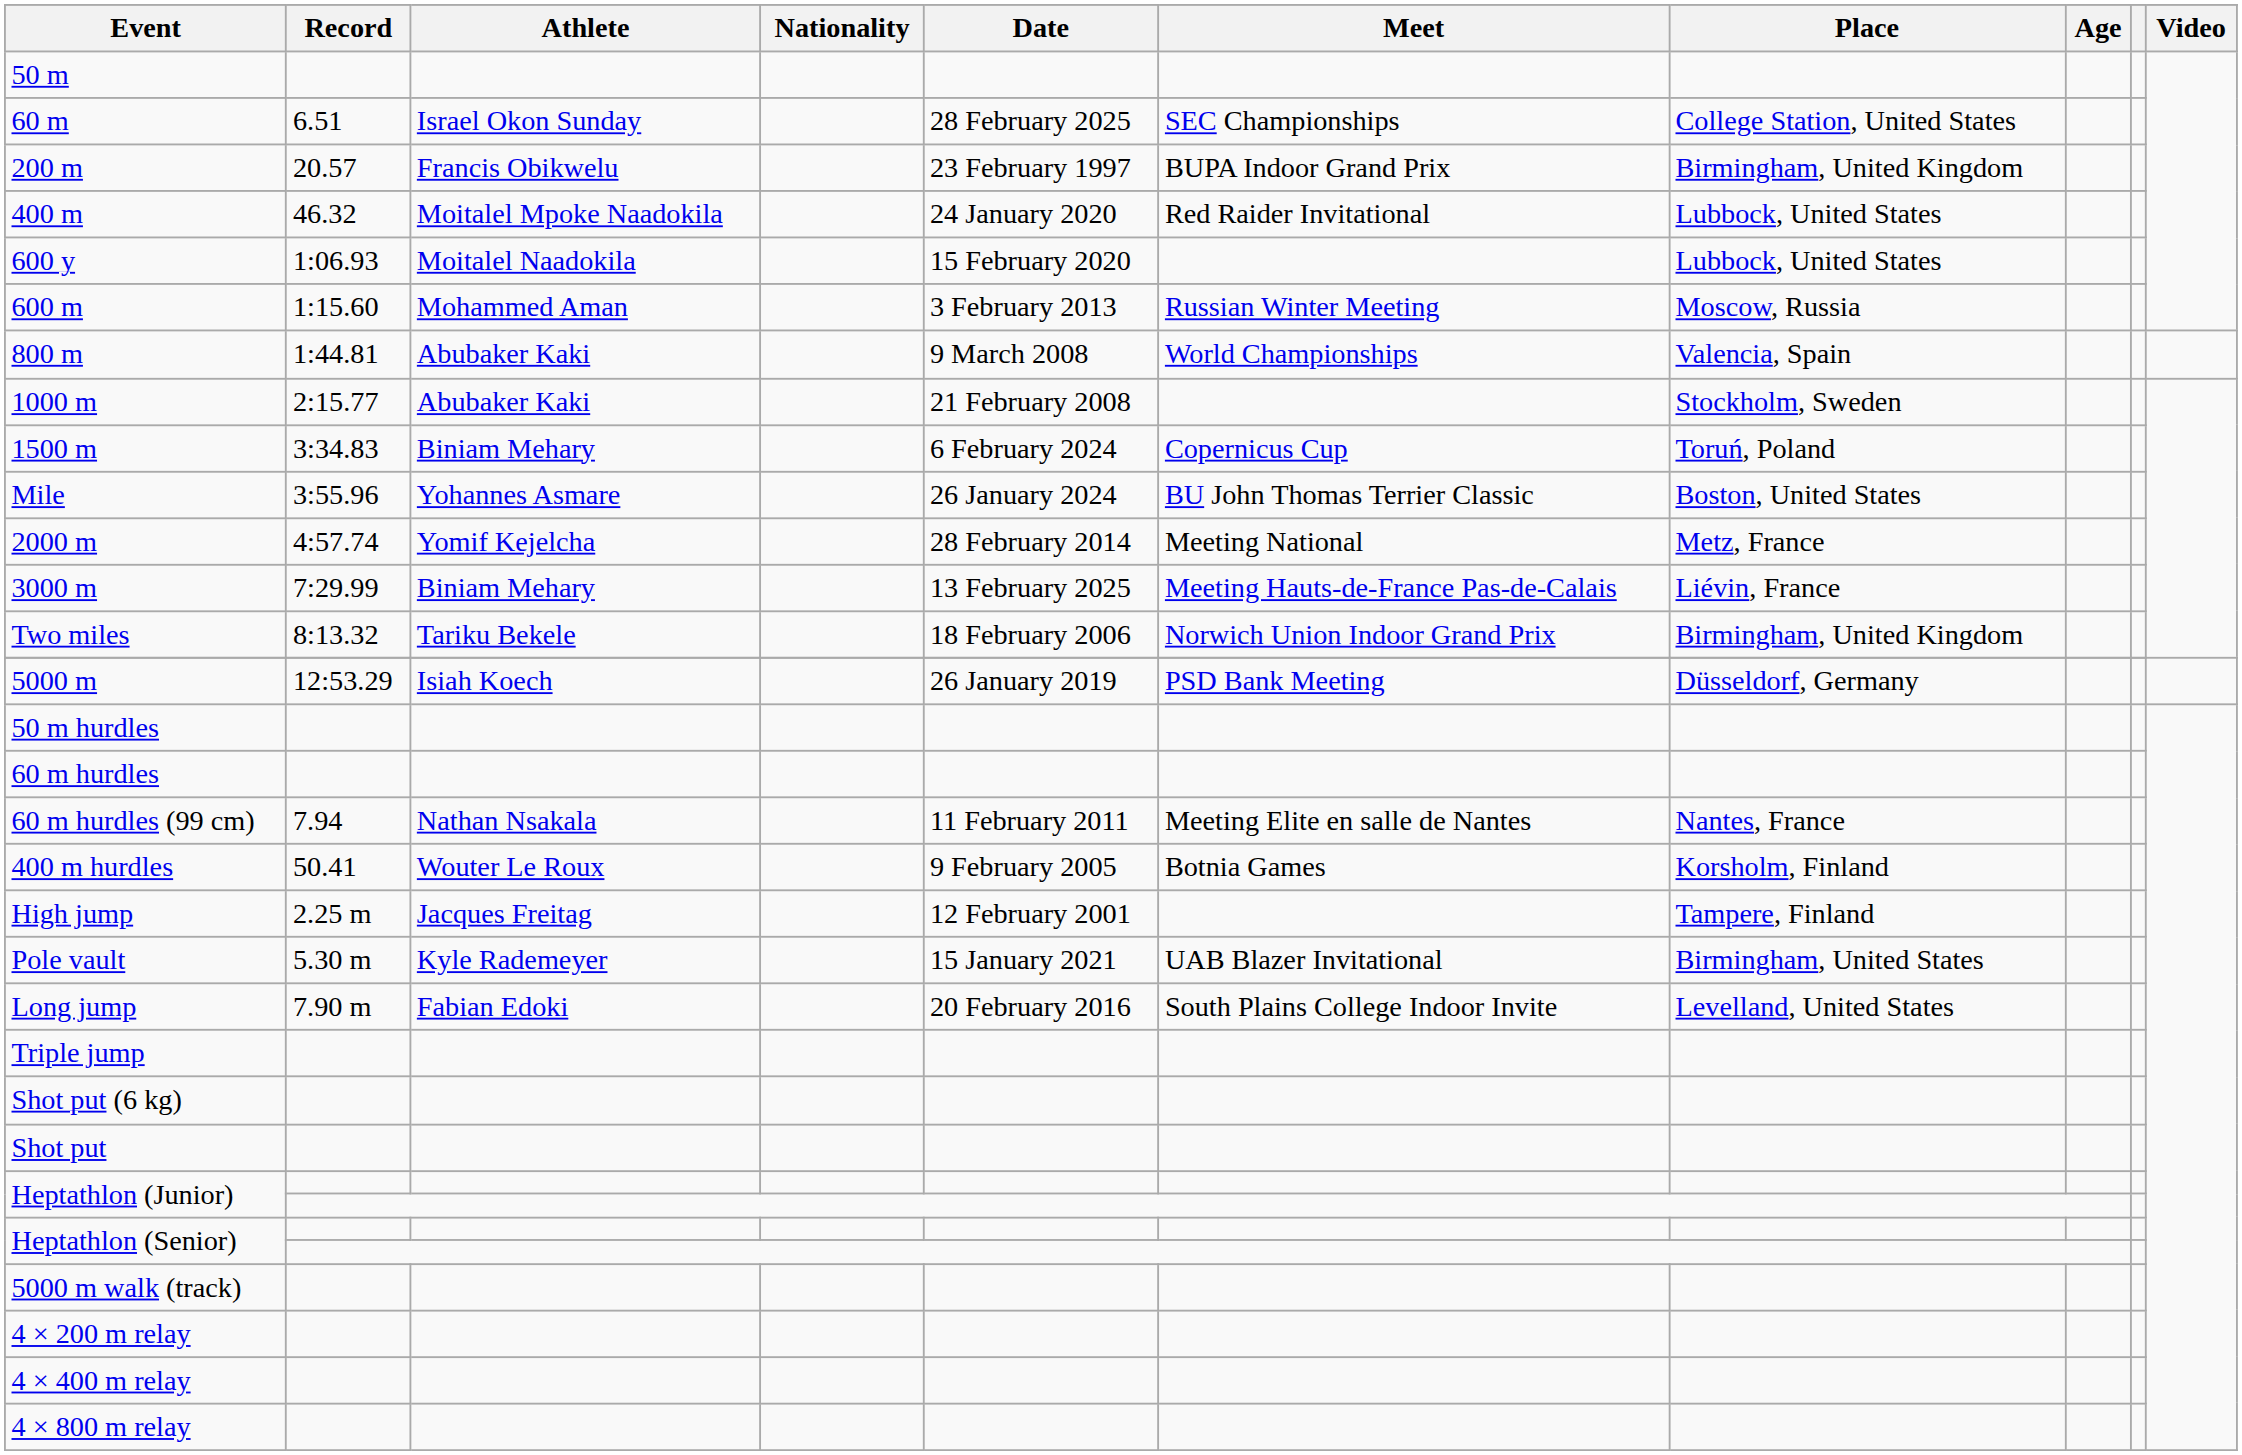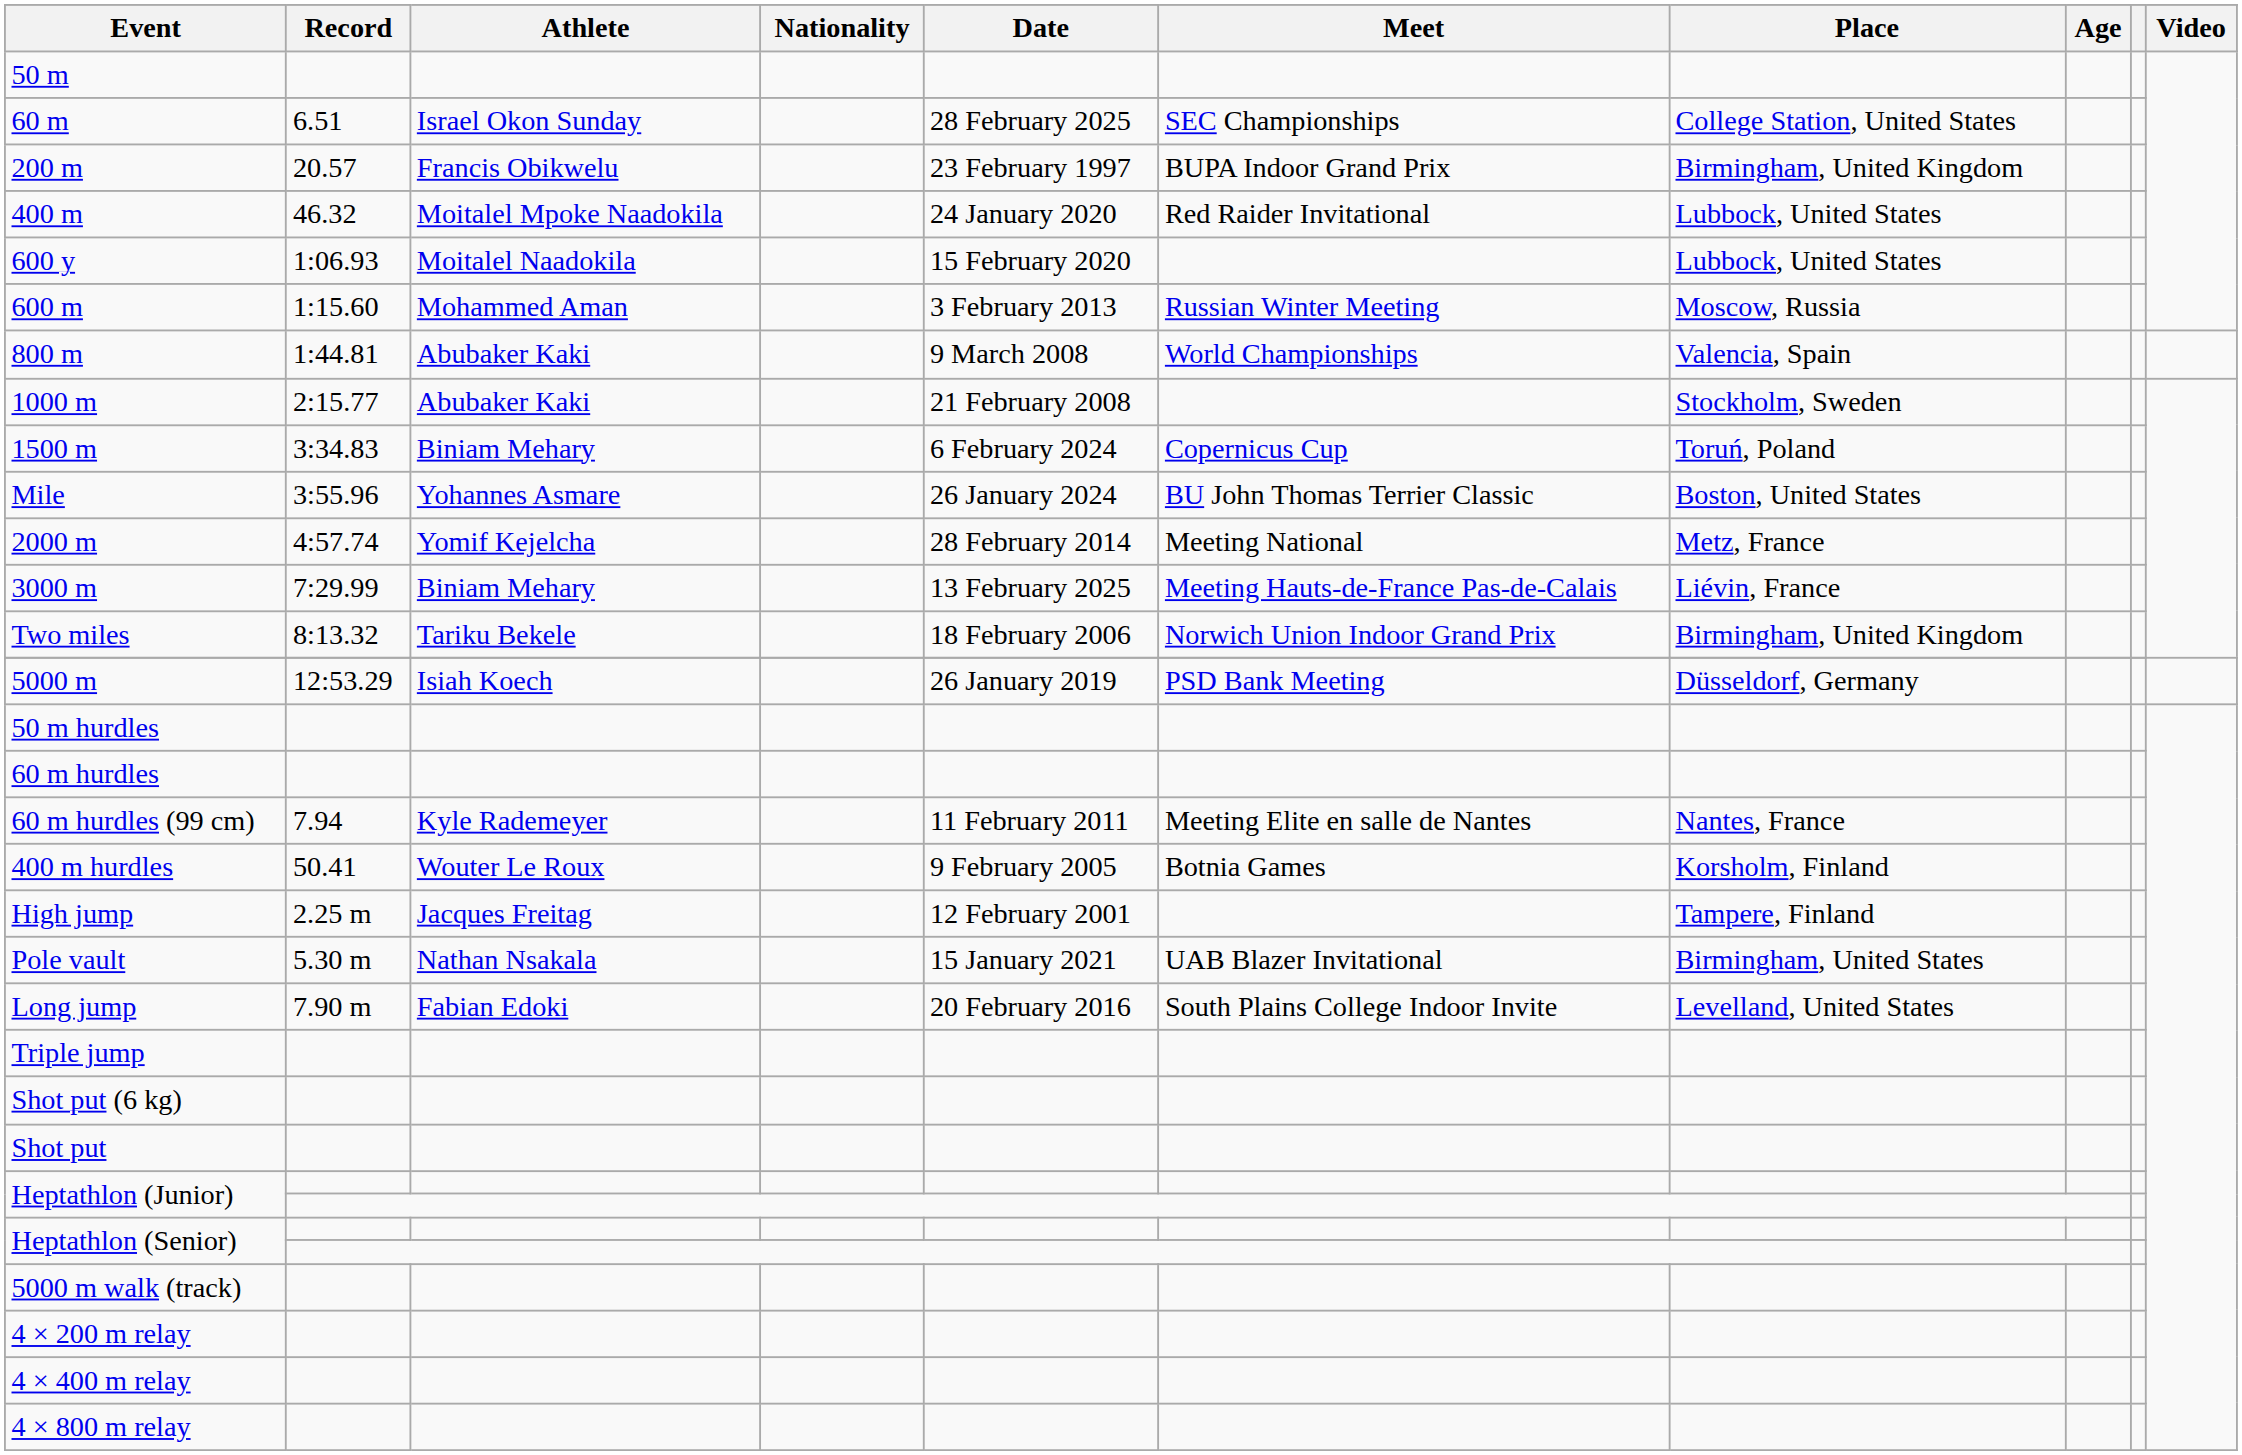(507, 820) Nathan Nsakala -> (512, 820) Kyle Rademeyer
(512, 960) Kyle Rademeyer -> (507, 960) Nathan Nsakala
